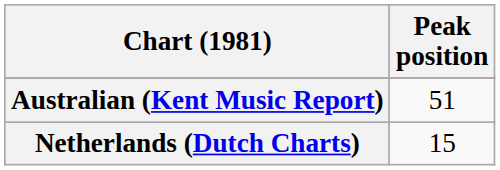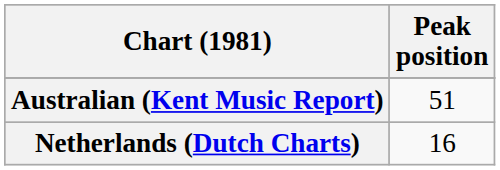(442, 142) 15 -> (442, 142) 16
